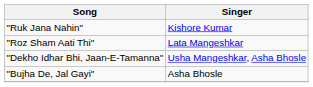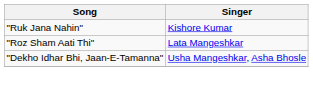- row: (50, 74)
